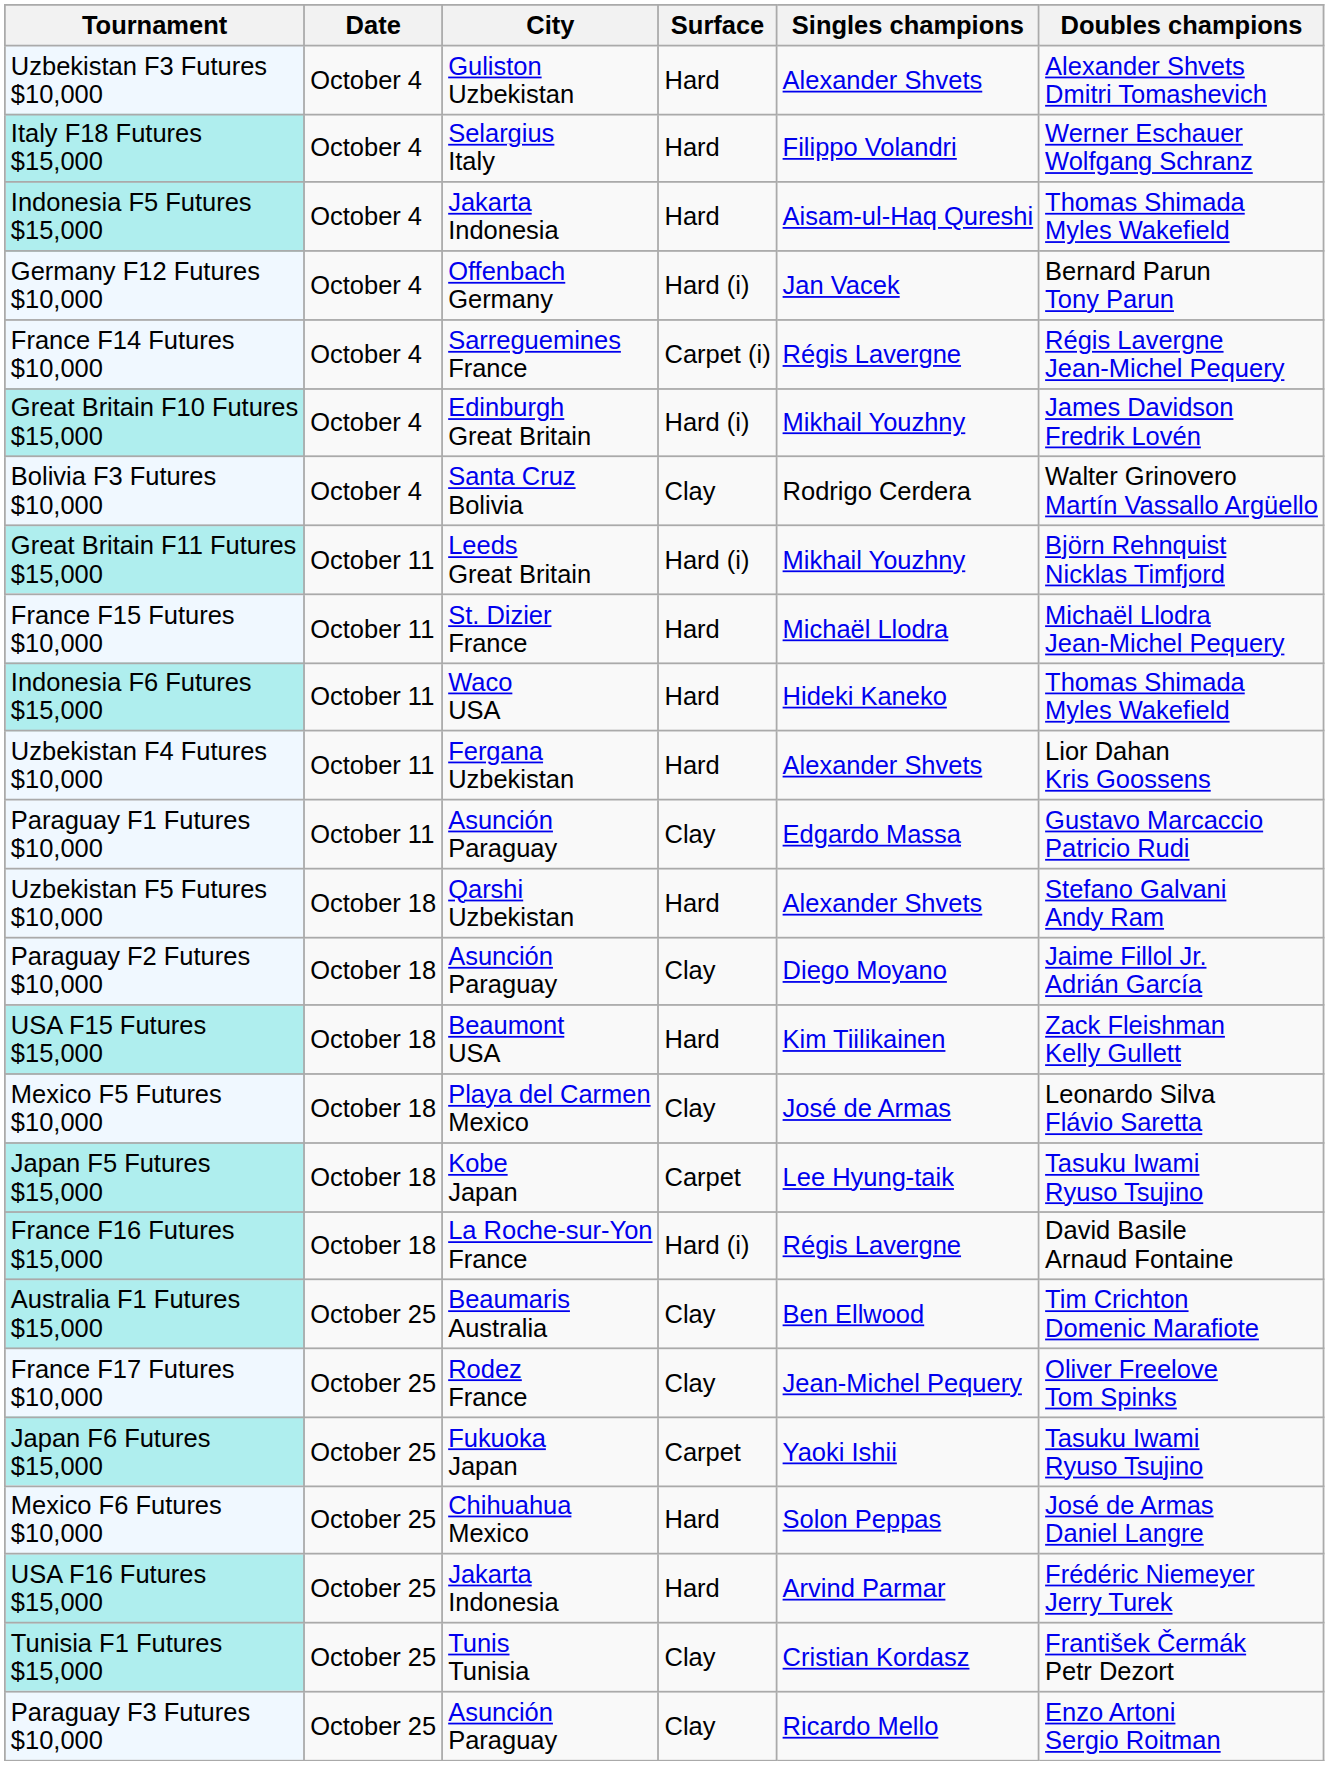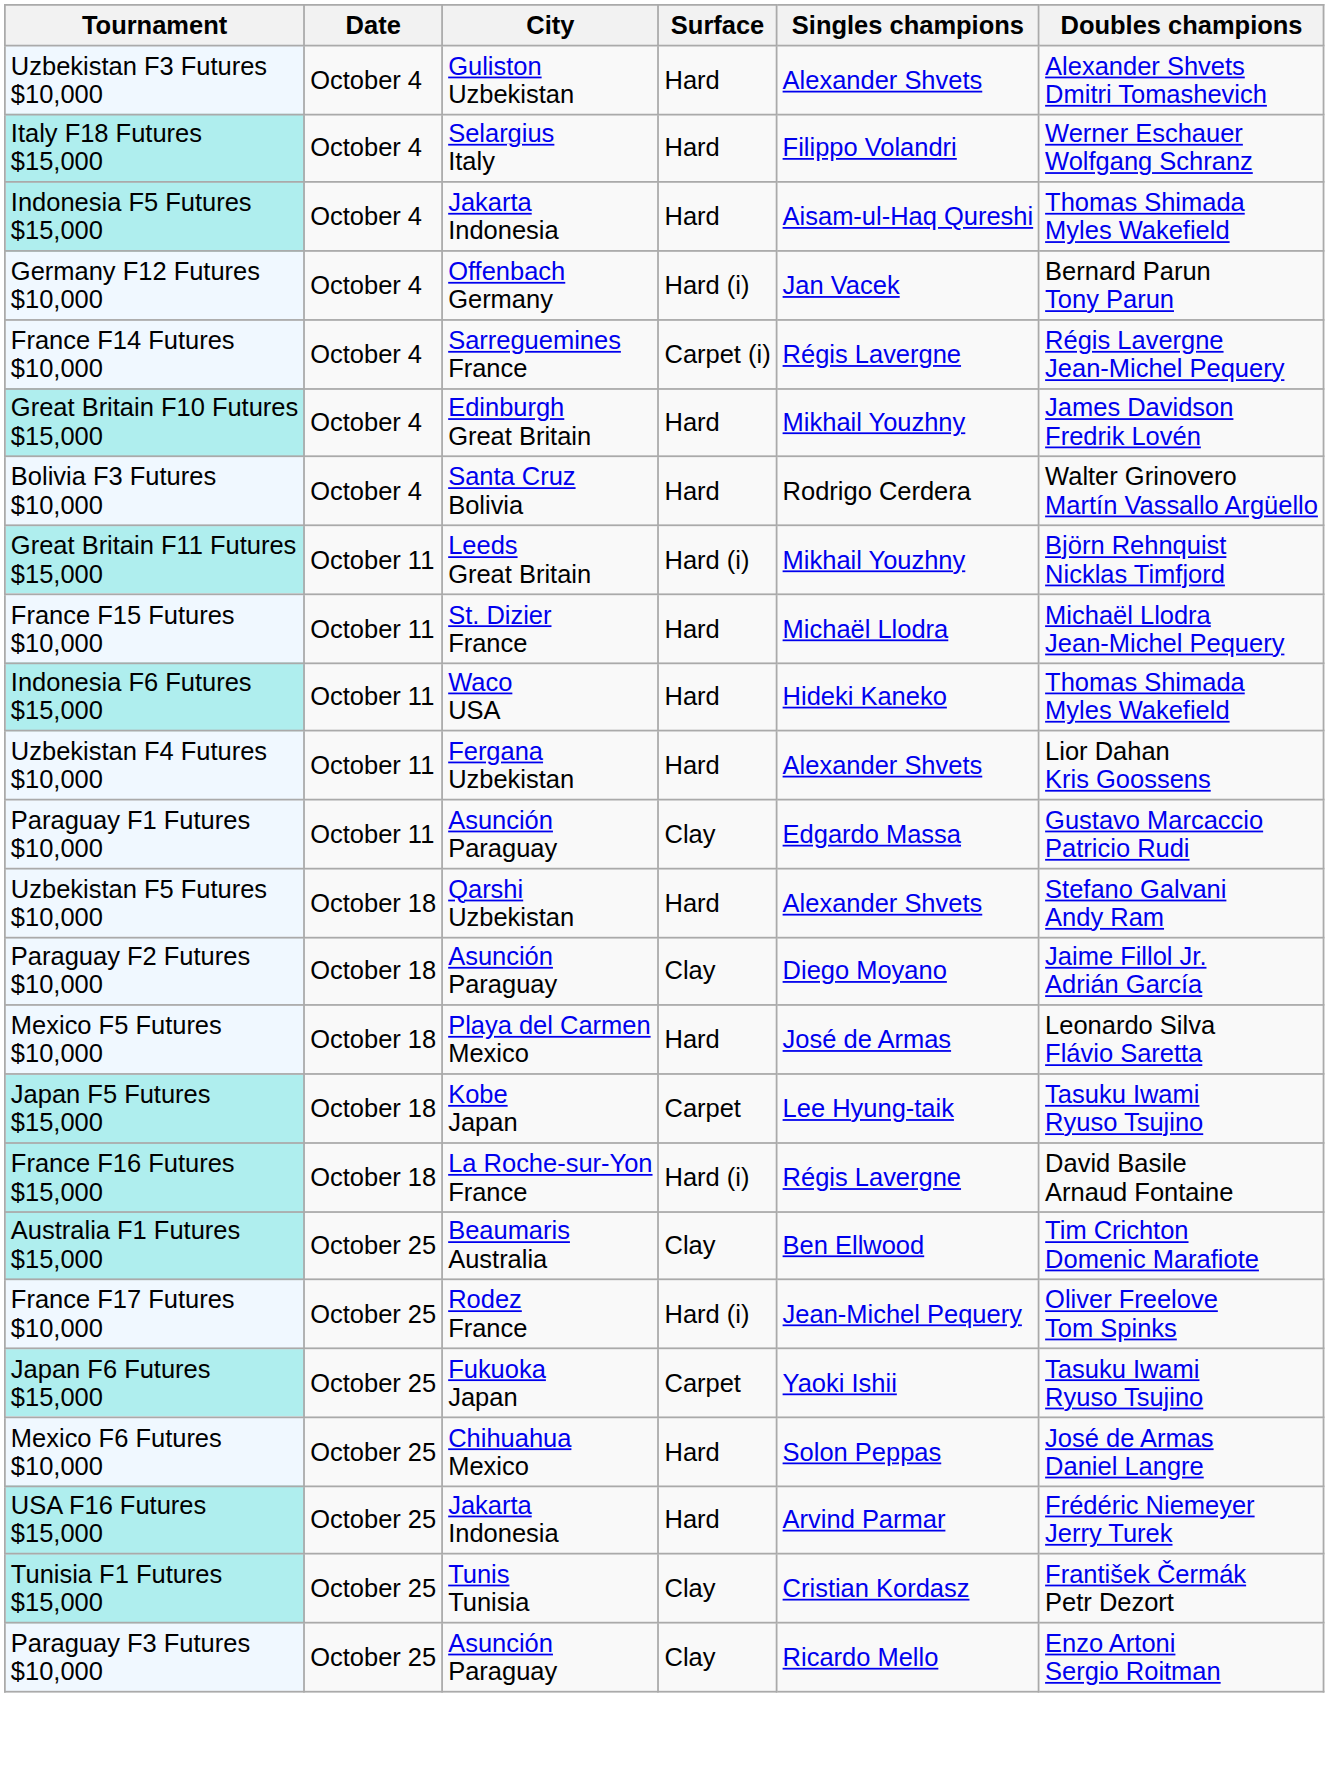(707, 423) Hard (i) -> (692, 423) Hard
(690, 491) Clay -> (692, 491) Hard
- row: (109, 1040)
(690, 1109) Clay -> (692, 1040) Hard
(690, 1383) Clay -> (707, 1314) Hard (i)
